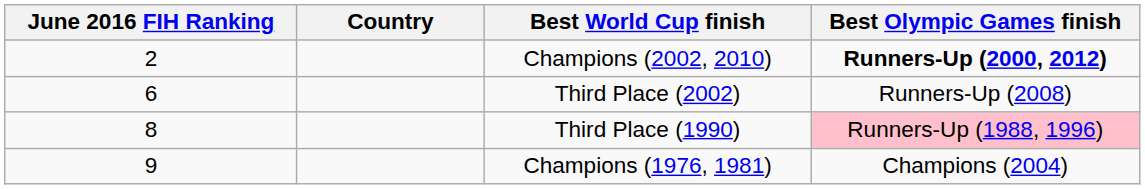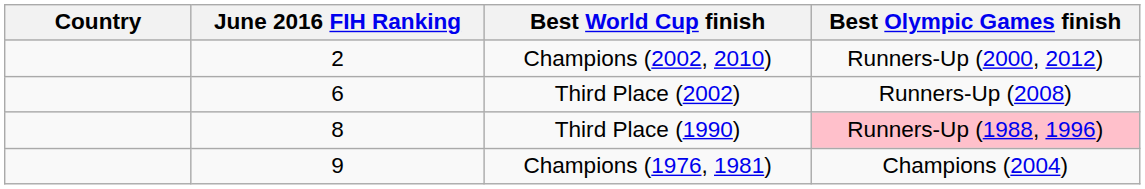columns swapped: (390, 22) <-> (151, 22)
(975, 58) bold -> (975, 58) normal
